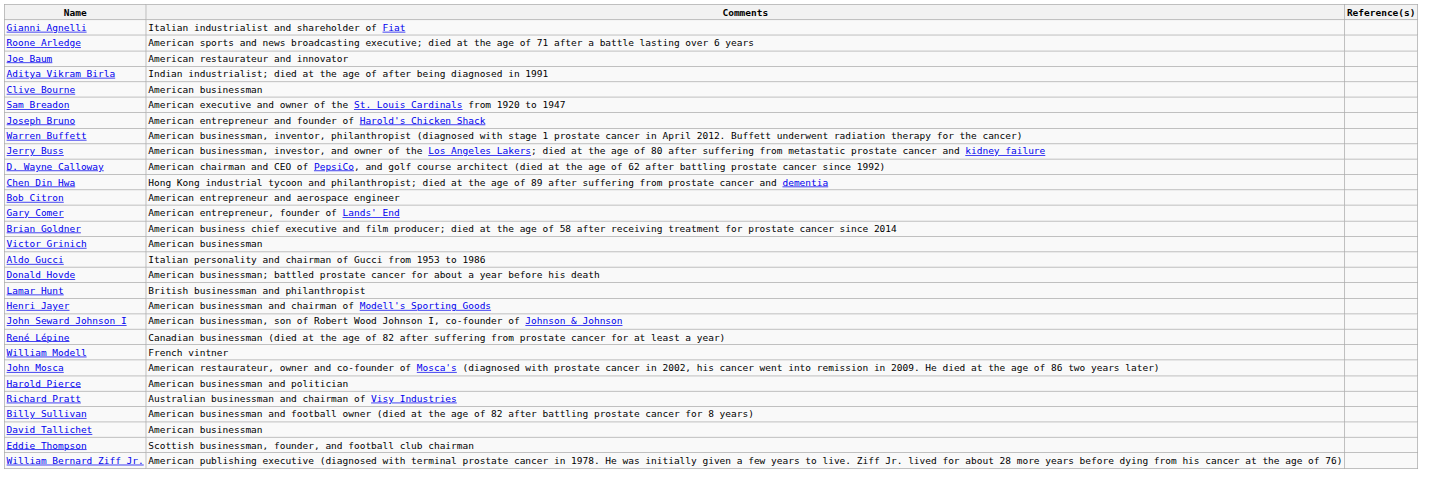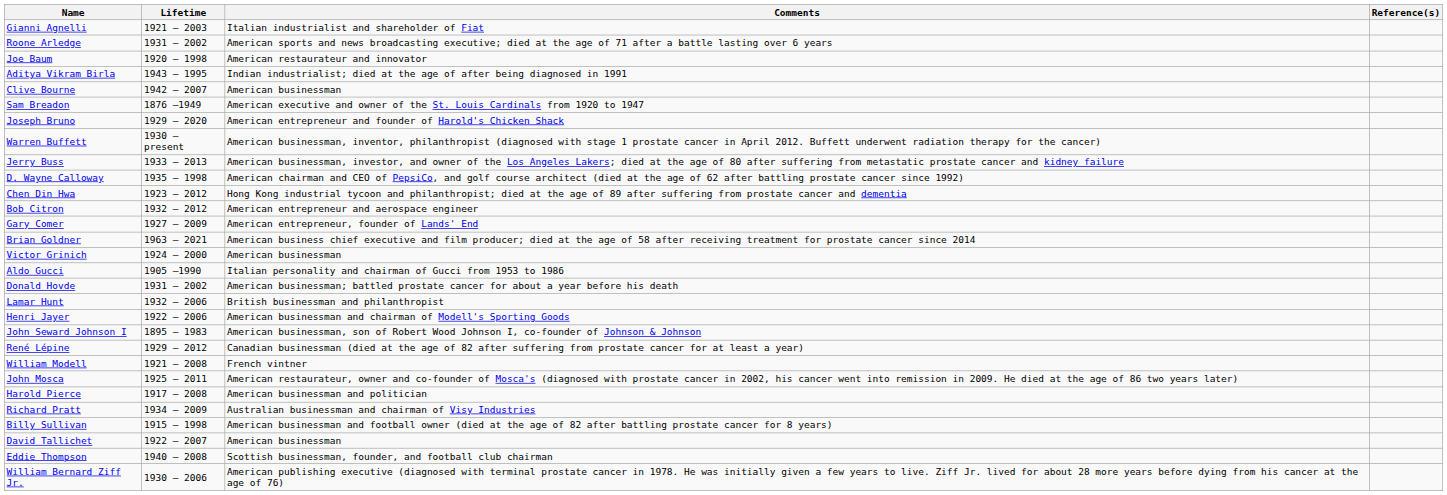+ column: (183, 12)
